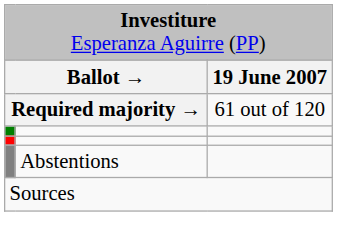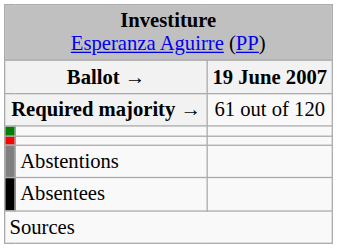+ row: (10, 194)
